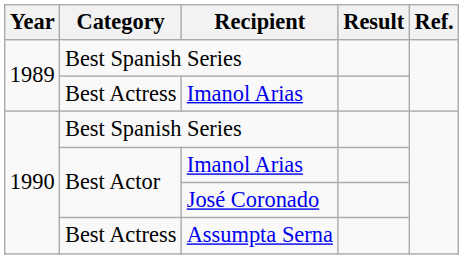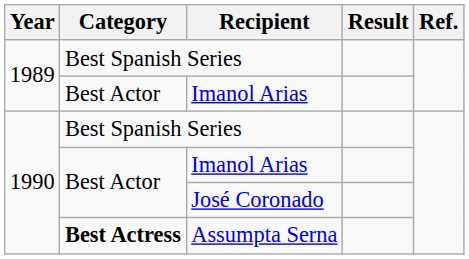(121, 93) Best Actress -> (113, 93) Best Actor
(121, 235) normal -> (123, 235) bold
